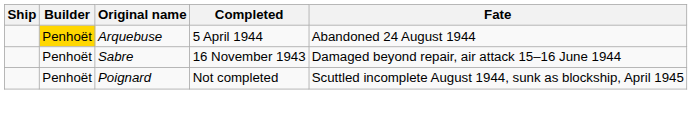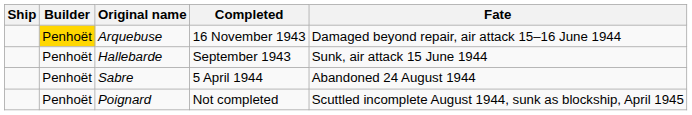(228, 36) 5 April 1944 -> (249, 36) 16 November 1943
(394, 36) Abandoned 24 August 1944 -> (466, 36) Damaged beyond repair, air attack 15–16 June 1944
+ row: (130, 57)
(249, 57) 16 November 1943 -> (228, 78) 5 April 1944
(466, 57) Damaged beyond repair, air attack 15–16 June 1944 -> (394, 78) Abandoned 24 August 1944
